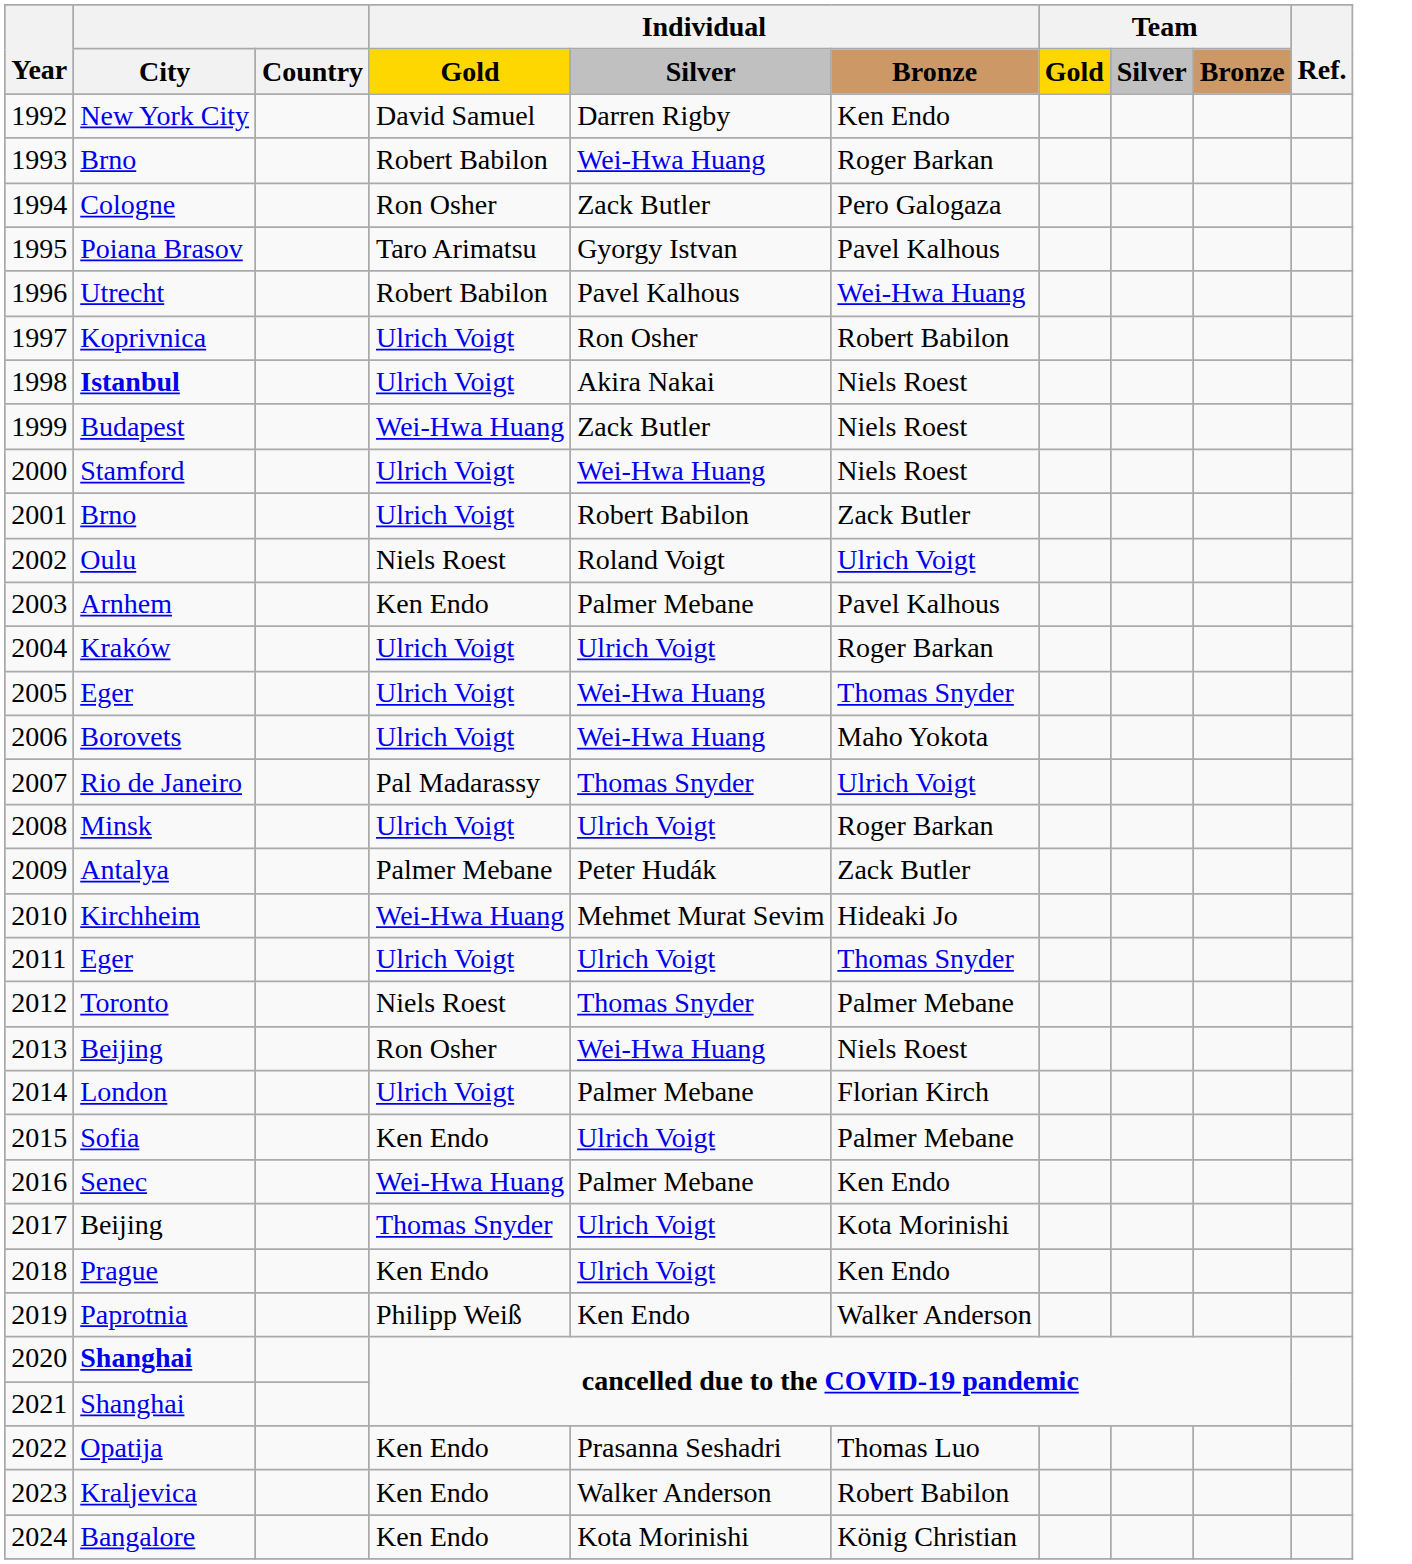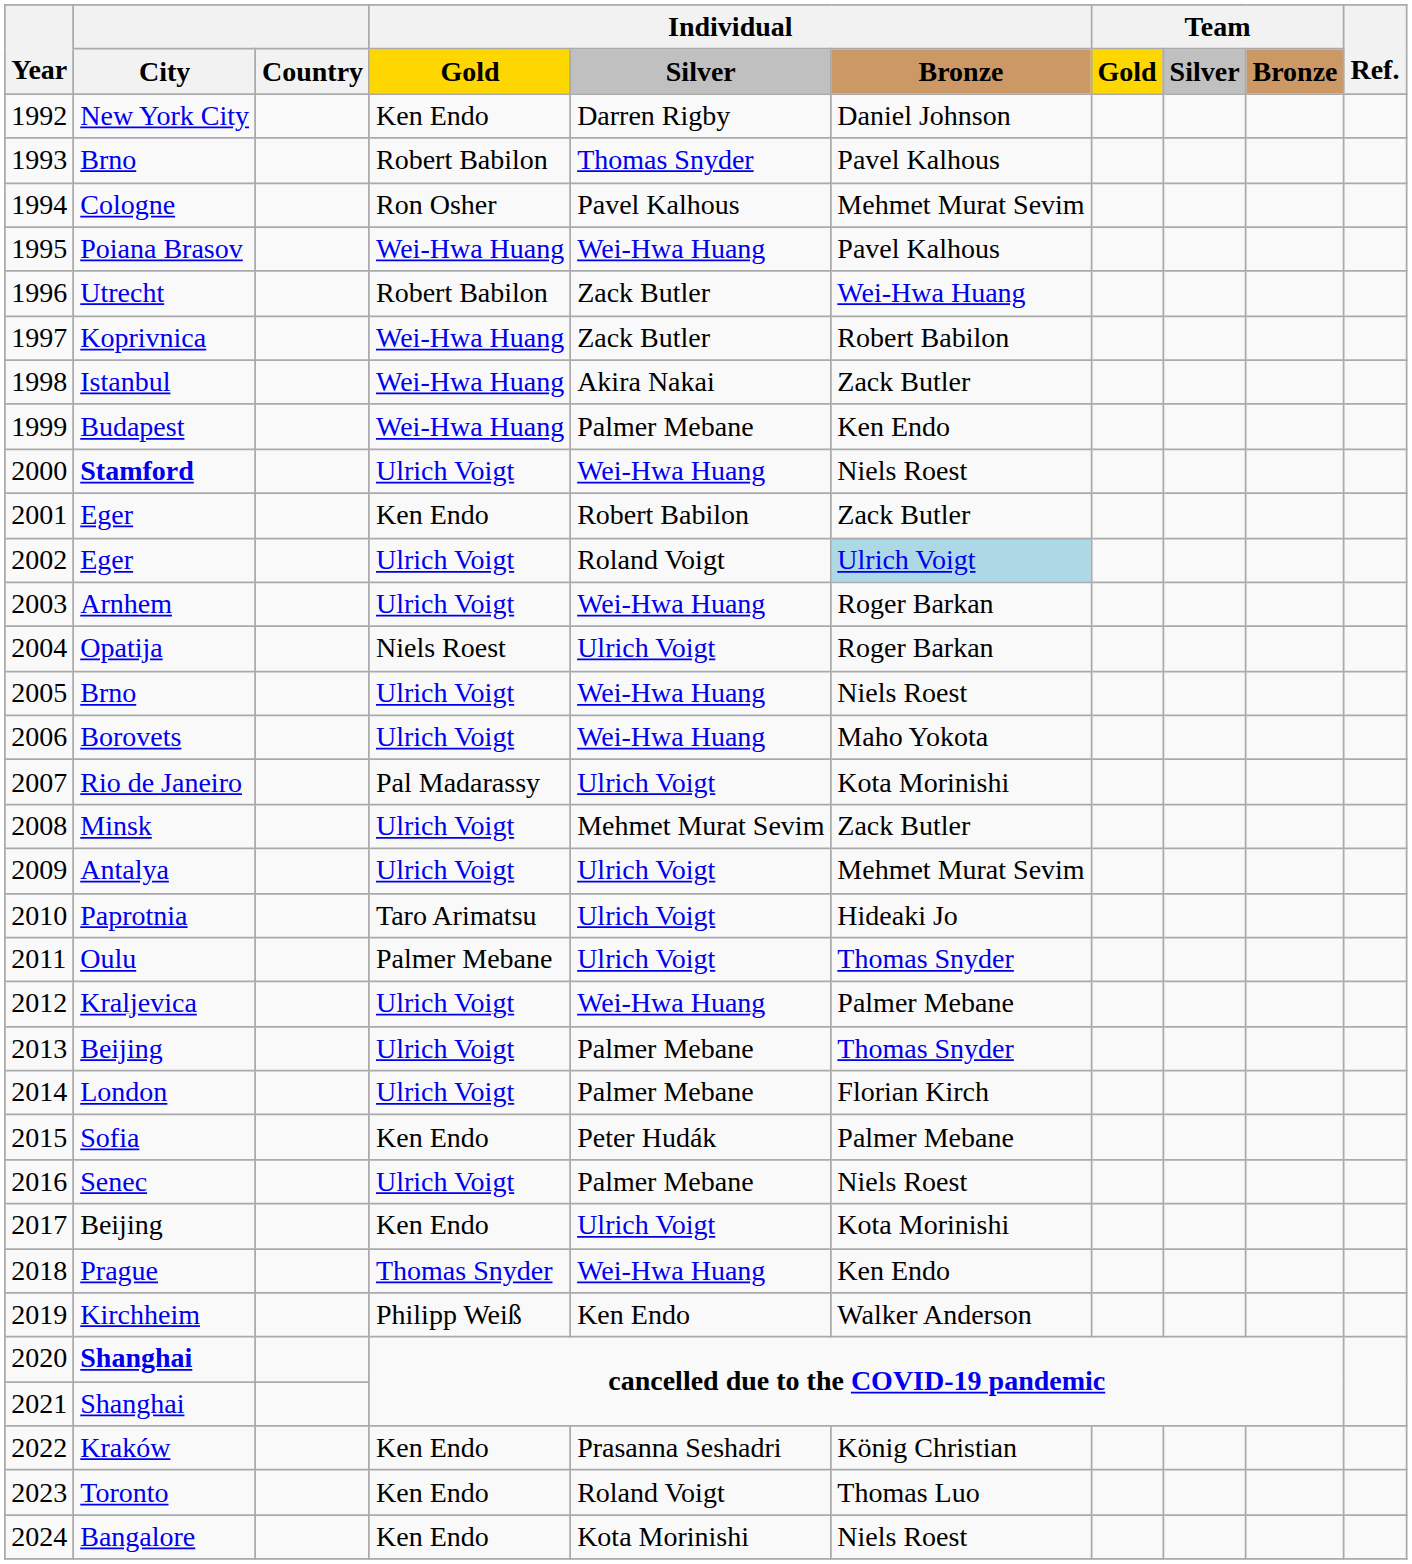(456, 115) David Samuel -> (432, 115) Ken Endo
(894, 115) Ken Endo -> (924, 115) Daniel Johnson
(671, 159) Wei-Hwa Huang -> (665, 159) Thomas Snyder
(915, 159) Roger Barkan -> (919, 159) Pavel Kalhous
(644, 204) Zack Butler -> (658, 204) Pavel Kalhous
(919, 204) Pero Galogaza -> (961, 204) Mehmet Murat Sevim
(456, 248) Taro Arimatsu -> (470, 248) Wei-Hwa Huang
(657, 248) Gyorgy Istvan -> (671, 248) Wei-Hwa Huang
(658, 293) Pavel Kalhous -> (644, 293) Zack Butler
(445, 337) Ulrich Voigt -> (470, 337) Wei-Hwa Huang
(637, 337) Ron Osher -> (644, 337) Zack Butler
(130, 381) bold -> (125, 381) normal
(445, 381) Ulrich Voigt -> (470, 381) Wei-Hwa Huang
(902, 381) Niels Roest -> (904, 381) Zack Butler
(644, 426) Zack Butler -> (665, 426) Palmer Mebane
(902, 426) Niels Roest -> (894, 426) Ken Endo
(132, 470) normal -> (137, 470) bold
(108, 515) Brno -> (107, 515) Eger
(445, 515) Ulrich Voigt -> (432, 515) Ken Endo
(108, 559) Oulu -> (107, 559) Eger
(441, 559) Niels Roest -> (445, 559) Ulrich Voigt
(906, 559) no background -> (906, 559) lightblue background
(432, 603) Ken Endo -> (445, 603) Ulrich Voigt
(665, 603) Palmer Mebane -> (671, 603) Wei-Hwa Huang
(919, 603) Pavel Kalhous -> (915, 603) Roger Barkan
(125, 648) Kraków -> (121, 648) Opatija
(445, 648) Ulrich Voigt -> (441, 648) Niels Roest
(107, 692) Eger -> (108, 692) Brno
(926, 692) Thomas Snyder -> (902, 692) Niels Roest
(665, 781) Thomas Snyder -> (646, 781) Ulrich Voigt
(906, 781) Ulrich Voigt -> (923, 781) Kota Morinishi
(646, 826) Ulrich Voigt -> (701, 826) Mehmet Murat Sevim
(915, 826) Roger Barkan -> (904, 826) Zack Butler
(464, 870) Palmer Mebane -> (445, 870) Ulrich Voigt
(647, 870) Peter Hudák -> (646, 870) Ulrich Voigt
(904, 870) Zack Butler -> (961, 870) Mehmet Murat Sevim
(140, 914) Kirchheim -> (134, 914) Paprotnia
(470, 914) Wei-Hwa Huang -> (456, 914) Taro Arimatsu
(701, 914) Mehmet Murat Sevim -> (646, 914) Ulrich Voigt
(107, 959) Eger -> (108, 959) Oulu
(445, 959) Ulrich Voigt -> (464, 959) Palmer Mebane
(124, 1003) Toronto -> (139, 1003) Kraljevica
(441, 1003) Niels Roest -> (445, 1003) Ulrich Voigt
(665, 1003) Thomas Snyder -> (671, 1003) Wei-Hwa Huang
(436, 1048) Ron Osher -> (445, 1048) Ulrich Voigt
(671, 1048) Wei-Hwa Huang -> (665, 1048) Palmer Mebane
(902, 1048) Niels Roest -> (926, 1048) Thomas Snyder
(646, 1136) Ulrich Voigt -> (647, 1136) Peter Hudák
(470, 1181) Wei-Hwa Huang -> (445, 1181) Ulrich Voigt
(894, 1181) Ken Endo -> (902, 1181) Niels Roest
(464, 1225) Thomas Snyder -> (432, 1225) Ken Endo
(432, 1270) Ken Endo -> (464, 1270) Thomas Snyder
(646, 1270) Ulrich Voigt -> (671, 1270) Wei-Hwa Huang
(134, 1314) Paprotnia -> (140, 1314) Kirchheim
(121, 1447) Opatija -> (125, 1447) Kraków
(908, 1447) Thomas Luo -> (927, 1447) König Christian
(139, 1492) Kraljevica -> (124, 1492) Toronto
(674, 1492) Walker Anderson -> (651, 1492) Roland Voigt
(923, 1492) Robert Babilon -> (908, 1492) Thomas Luo
(927, 1536) König Christian -> (902, 1536) Niels Roest
